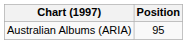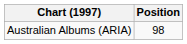(158, 30) 95 -> (158, 30) 98
